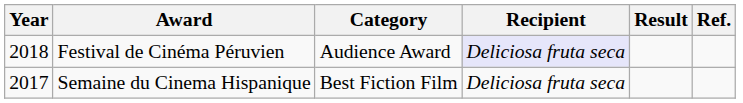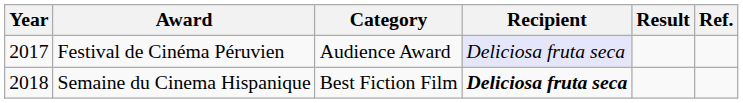(29, 51) 2018 -> (29, 51) 2017
(29, 82) 2017 -> (29, 82) 2018
(546, 82) normal -> (547, 82) bold
